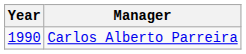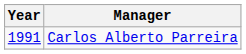(24, 38) 1990 -> (24, 38) 1991
